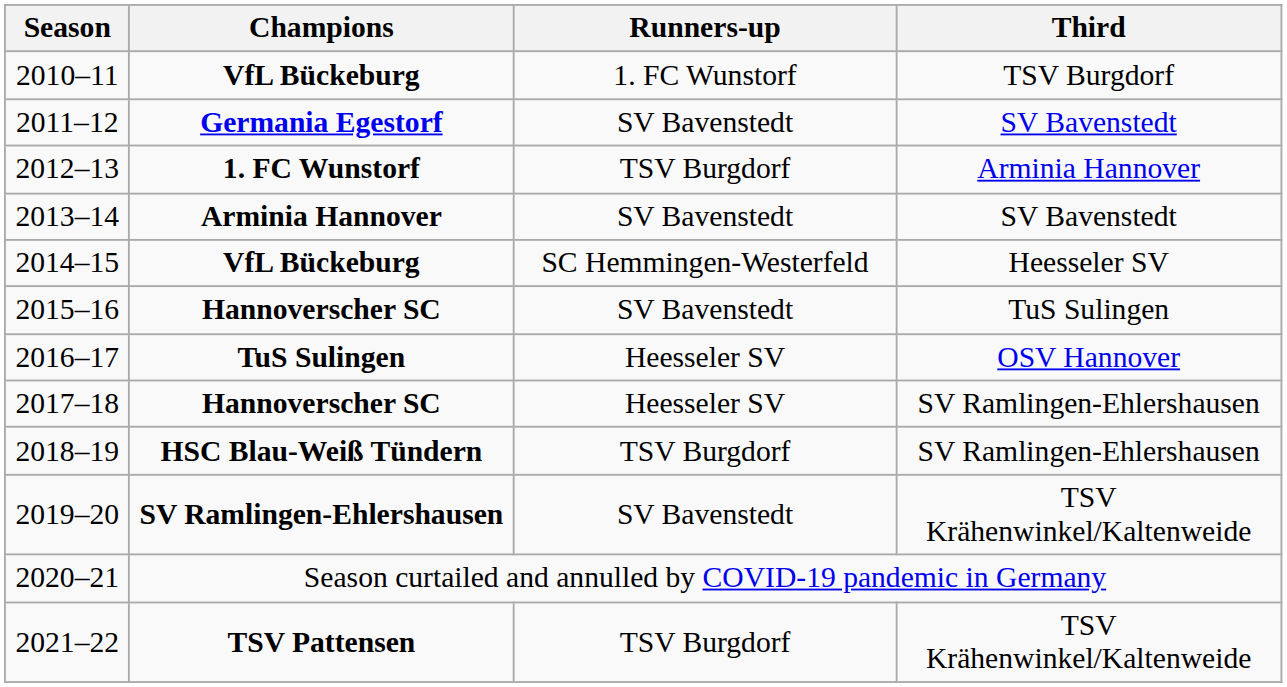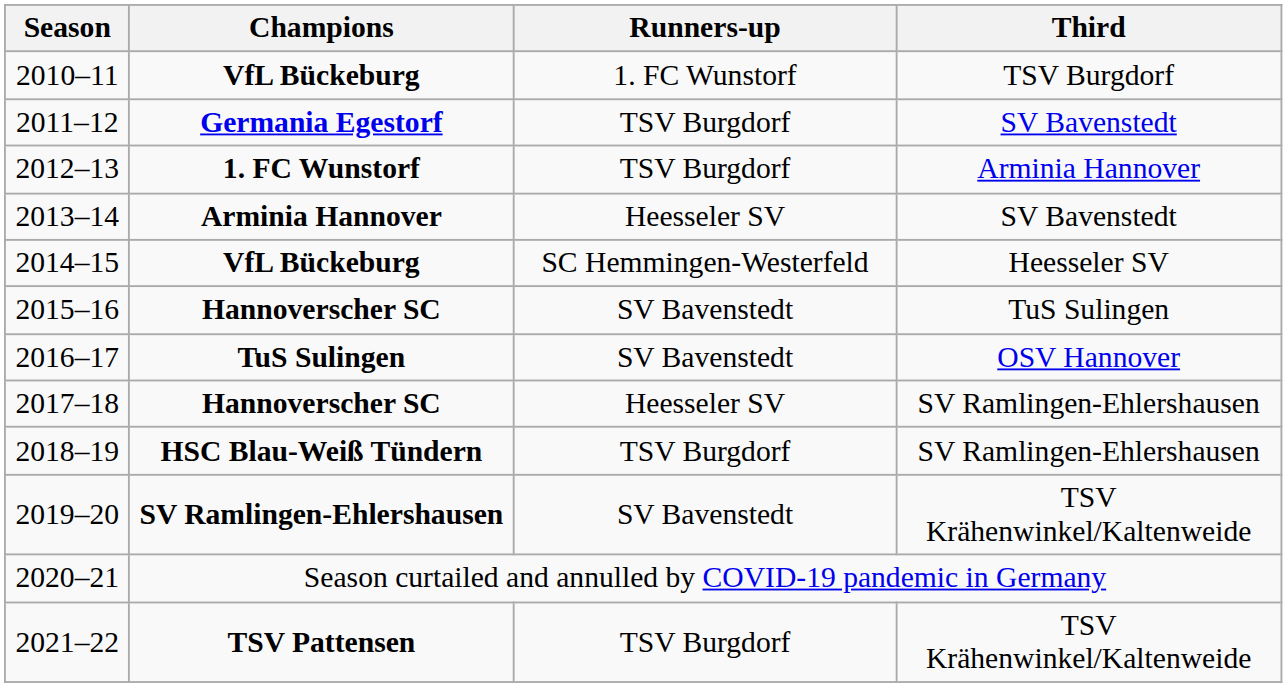(705, 121) SV Bavenstedt -> (705, 121) TSV Burgdorf
(705, 215) SV Bavenstedt -> (705, 215) Heesseler SV
(705, 356) Heesseler SV -> (705, 356) SV Bavenstedt
